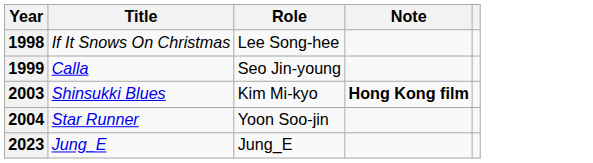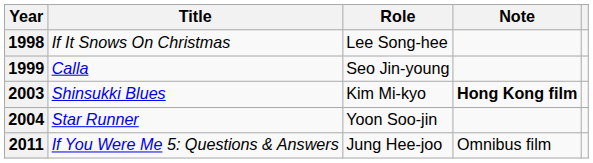+ row: (26, 145)
- row: (26, 145)
